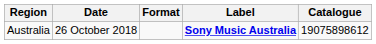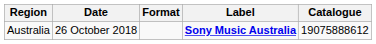(335, 30) 19075898612 -> (335, 30) 19075888612
